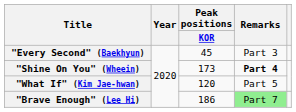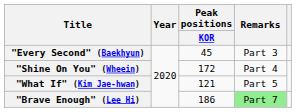(207, 68) 173 -> (207, 68) 172
(261, 68) bold -> (261, 68) normal
(207, 84) 120 -> (207, 84) 121
